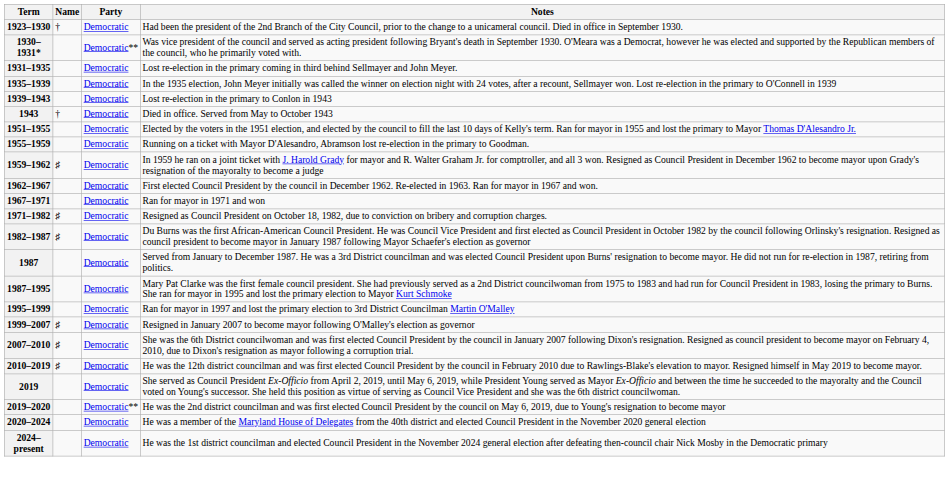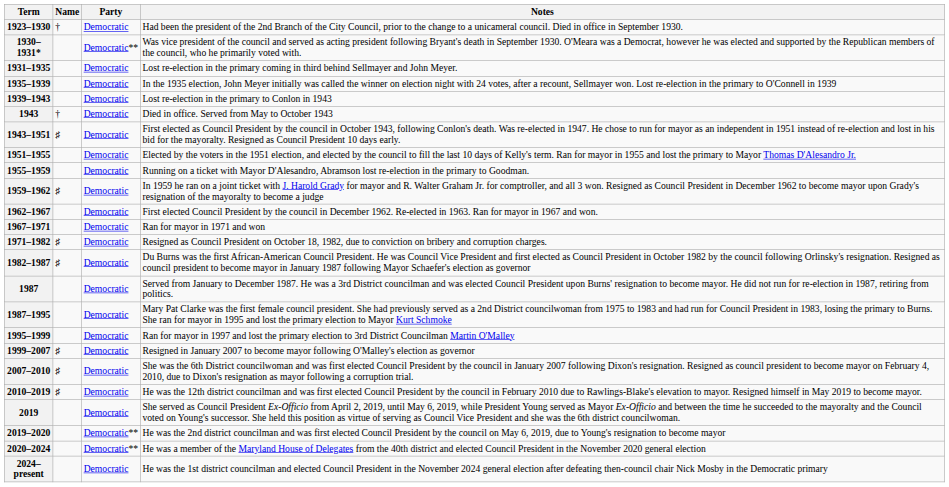+ row: (29, 134)
(106, 422) Democratic -> (111, 448) Democratic**
